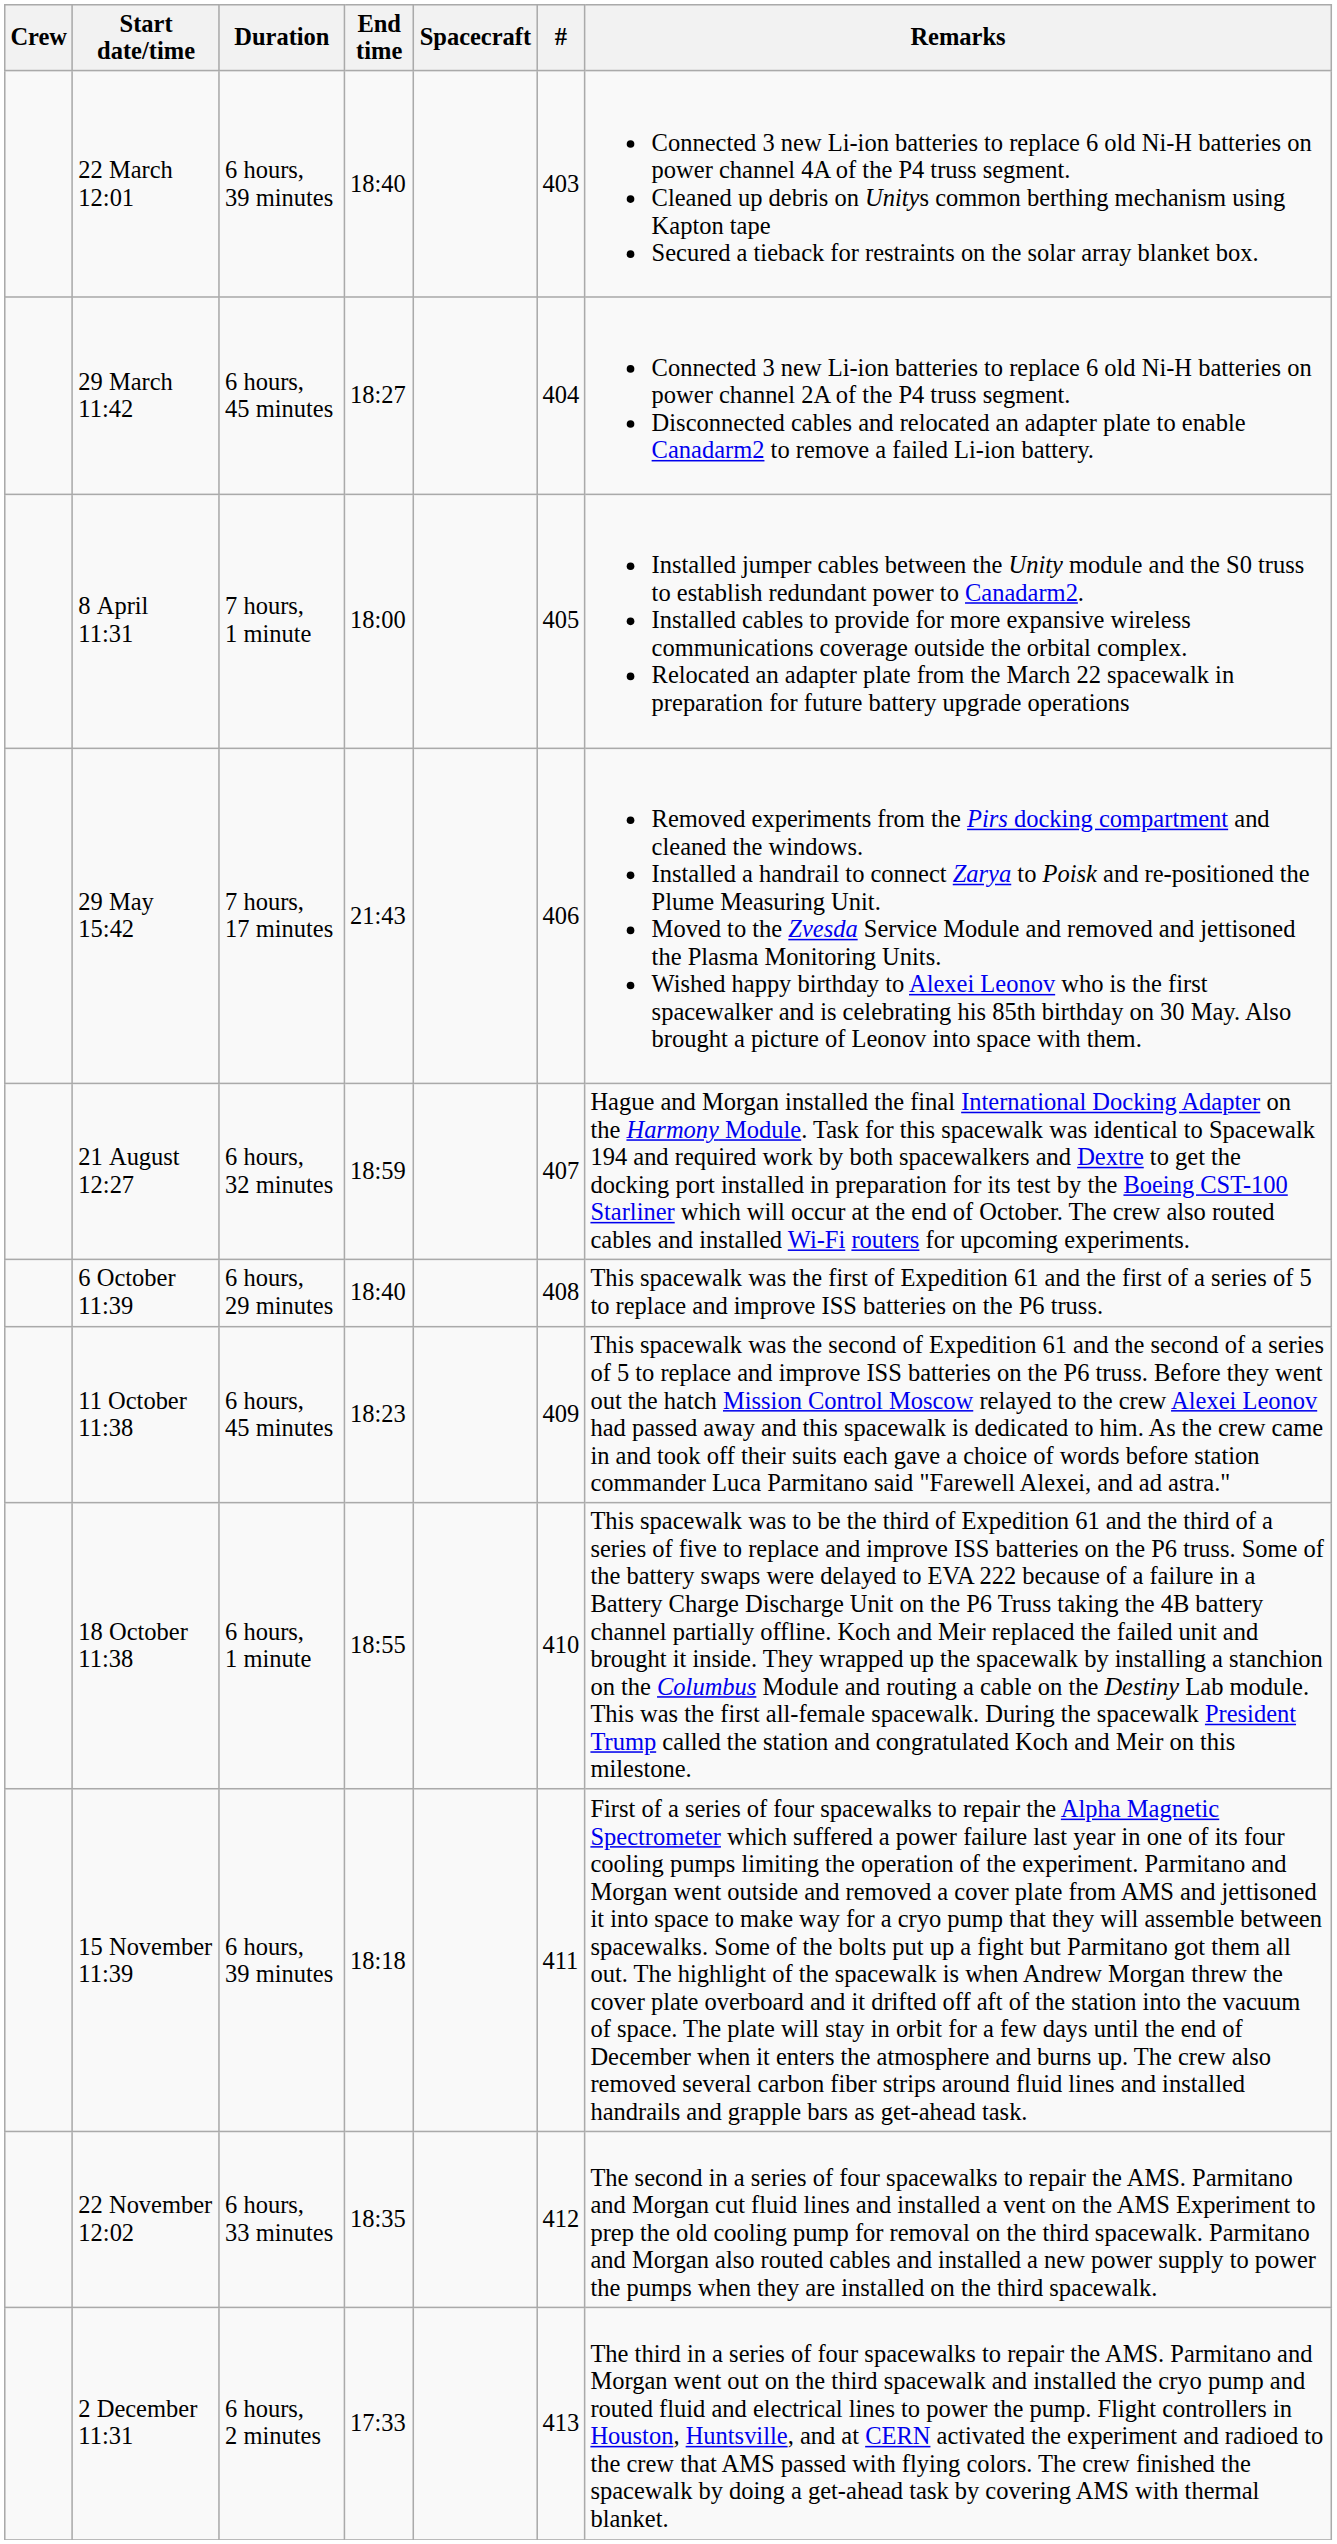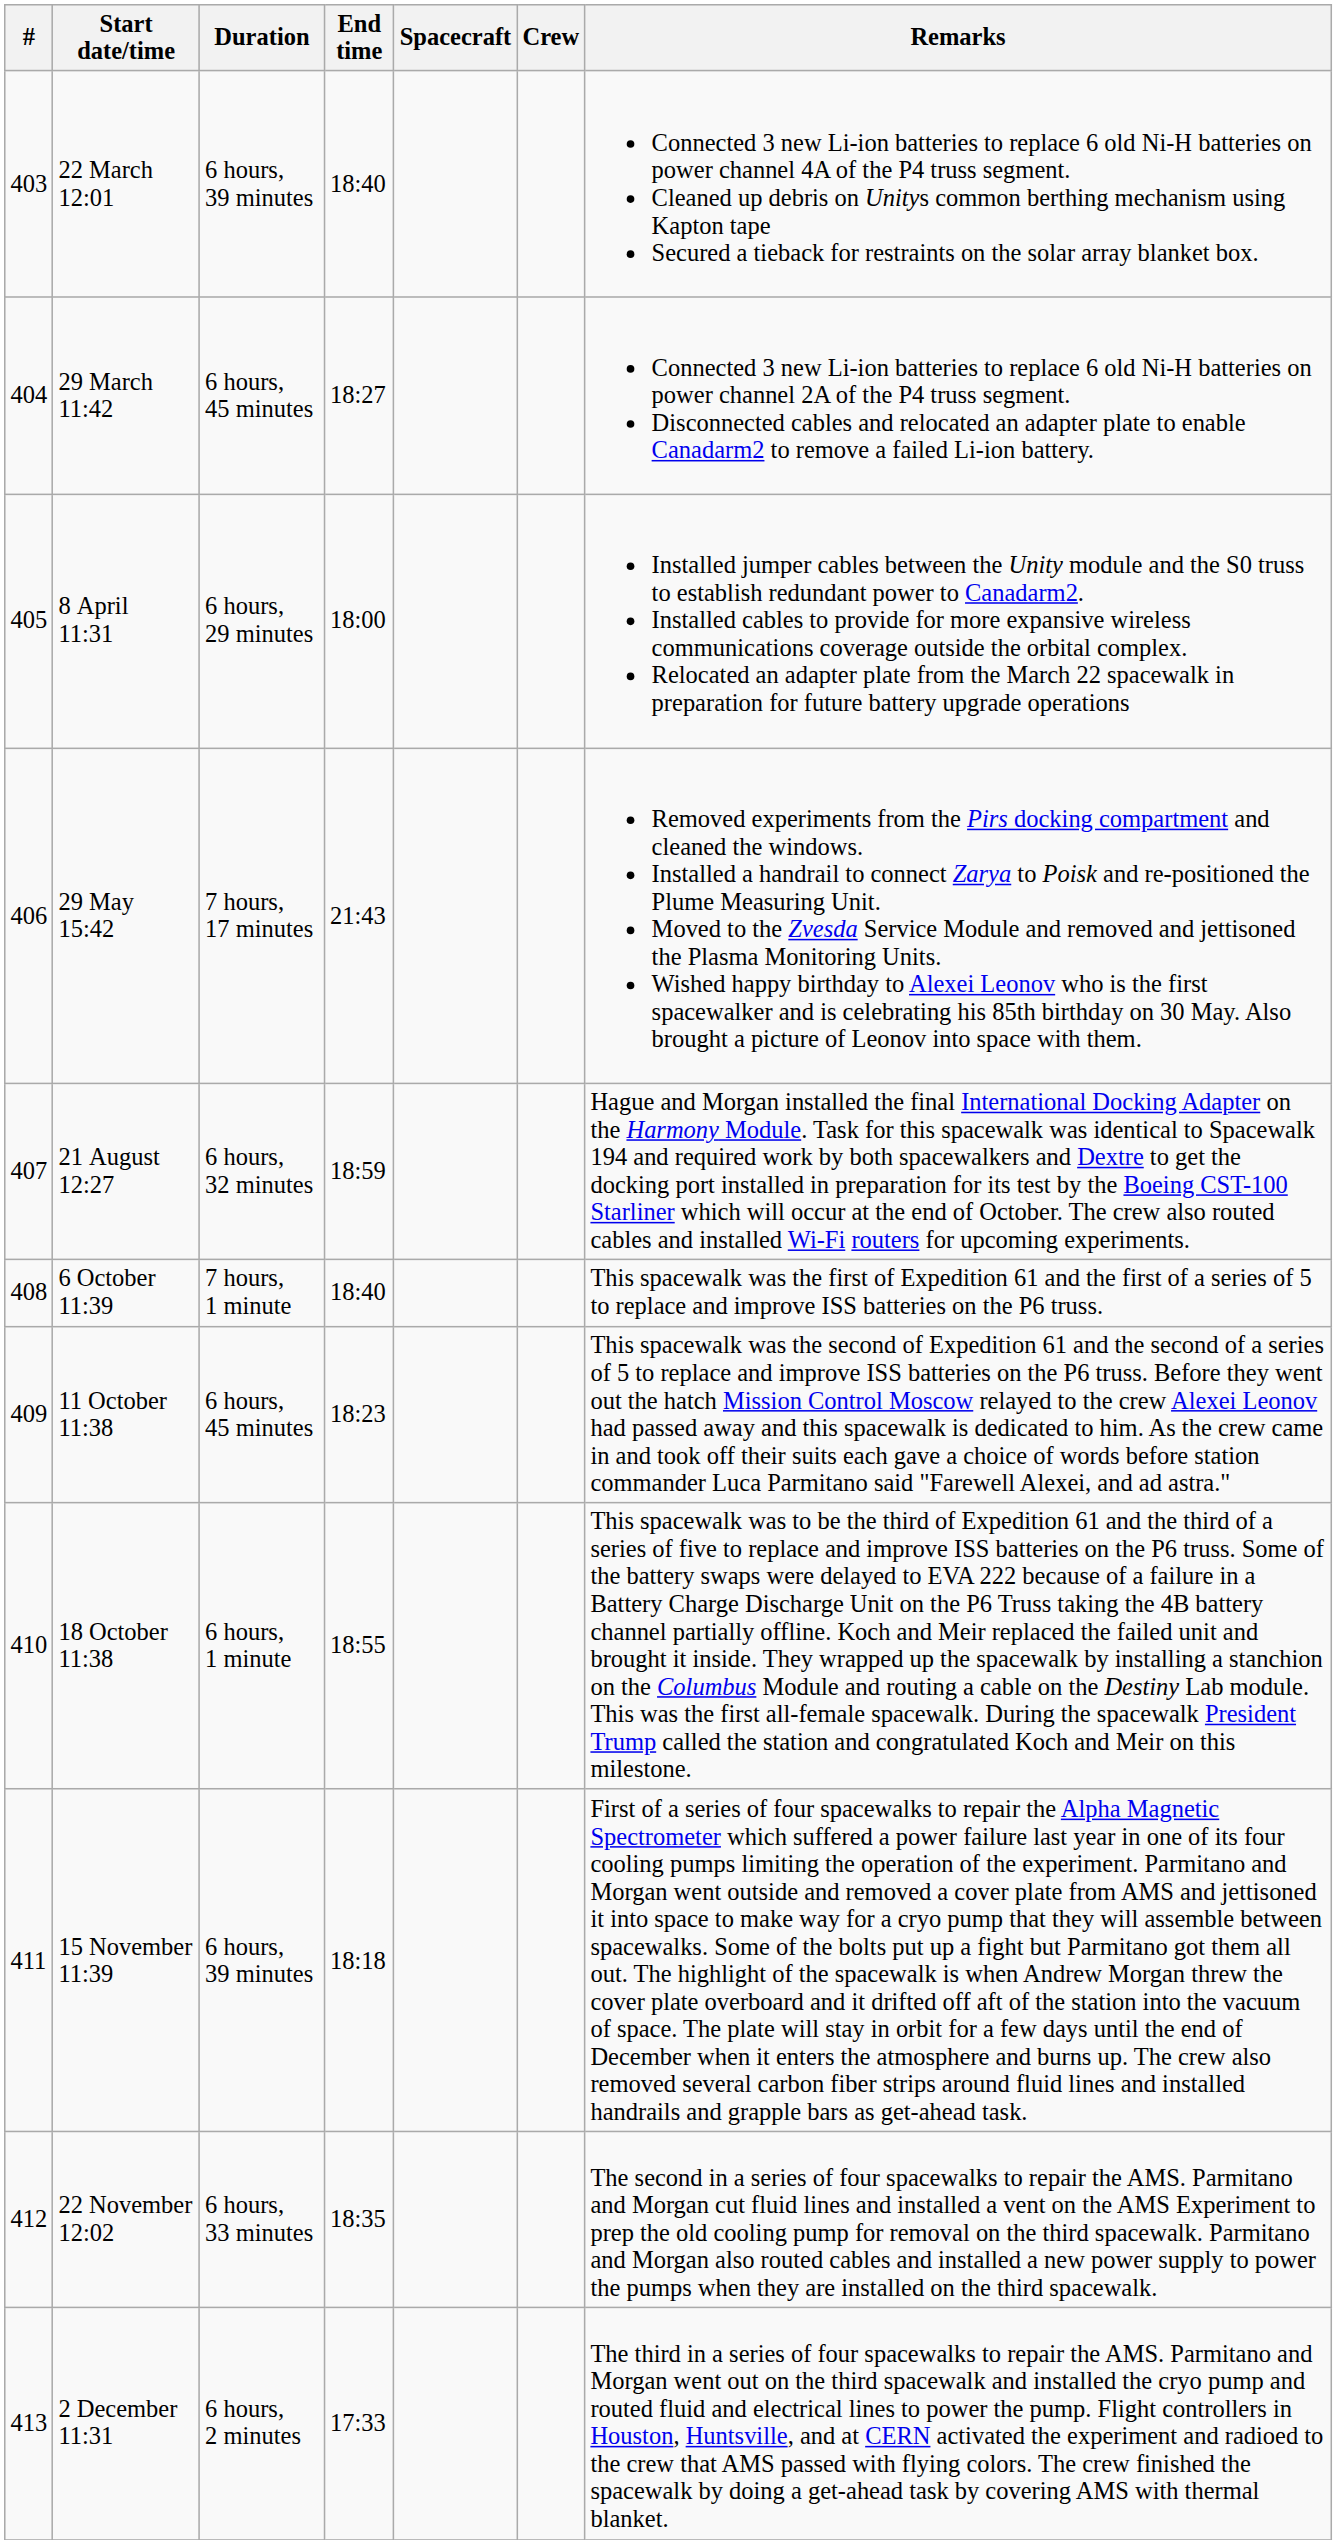columns swapped: (561, 37) <-> (39, 37)
(268, 620) 7 hours, 1 minute -> (259, 620) 6 hours, 29 minutes
(279, 1292) 6 hours, 29 minutes -> (248, 1292) 7 hours, 1 minute
